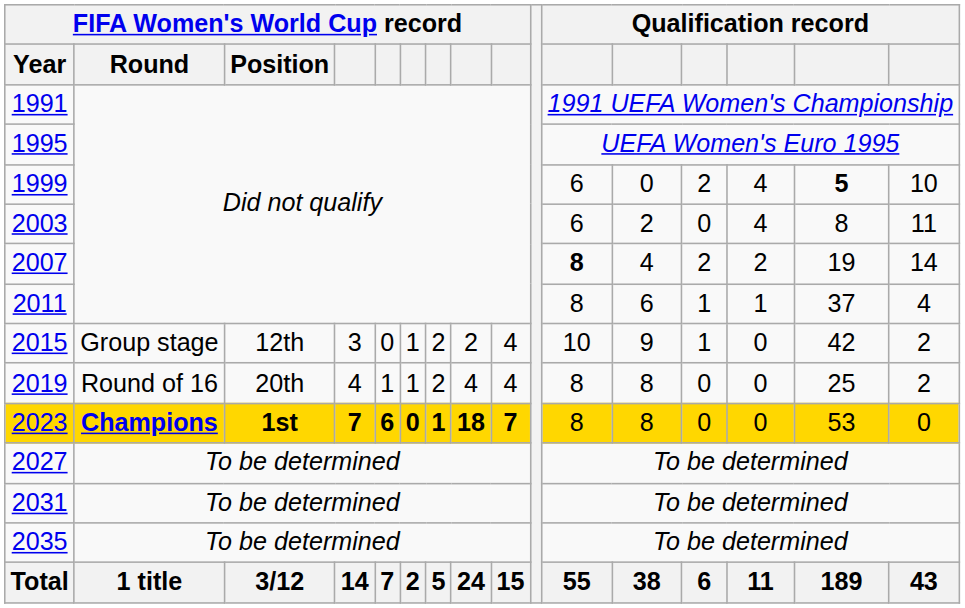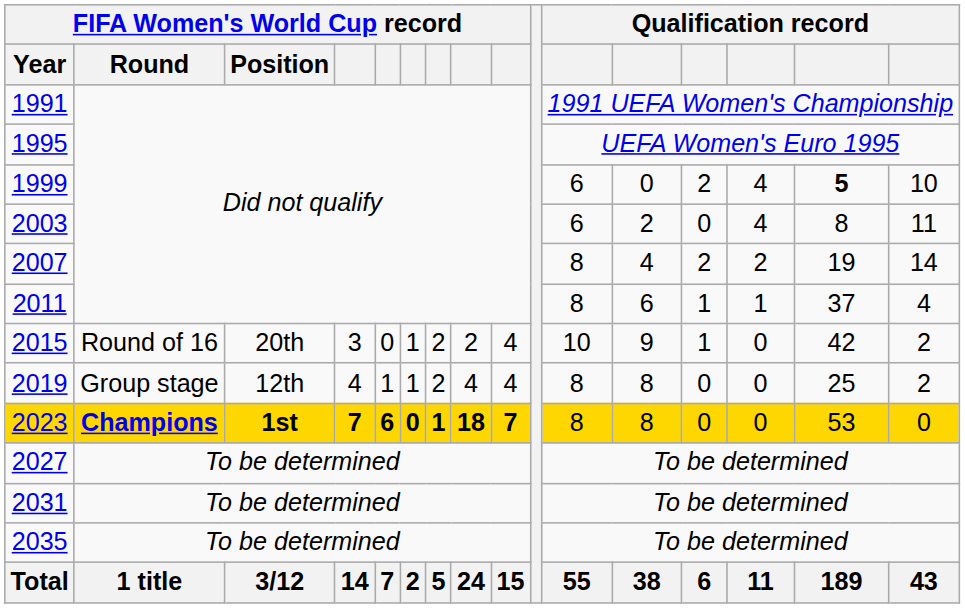(577, 263) bold -> (577, 263) normal
(149, 343) Group stage -> (149, 343) Round of 16
(280, 343) 12th -> (280, 343) 20th
(149, 382) Round of 16 -> (149, 382) Group stage
(280, 382) 20th -> (280, 382) 12th
